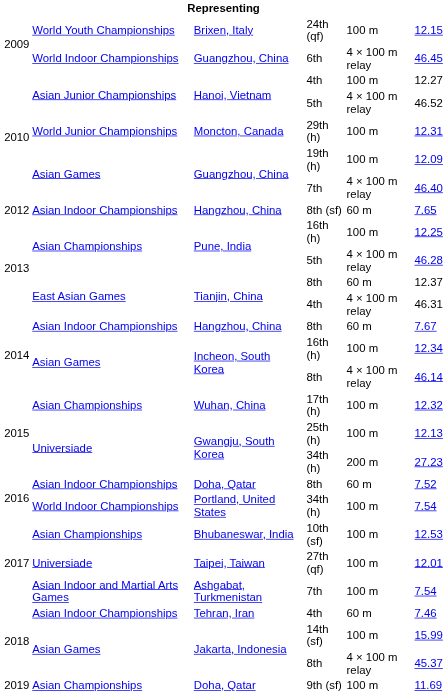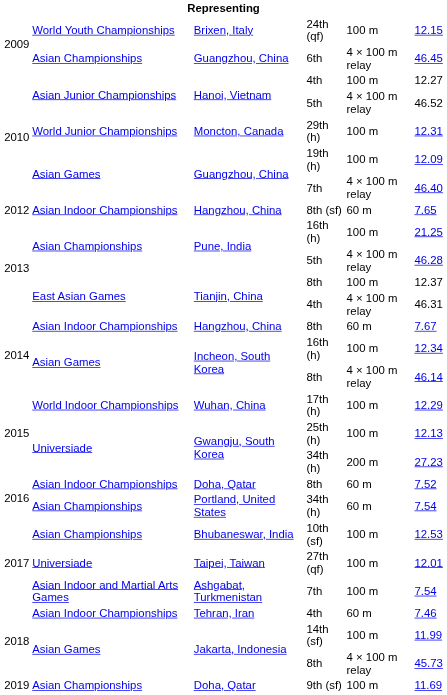(105, 59) World Indoor Championships -> (87, 59) Asian Championships
(429, 232) 12.25 -> (429, 232) 21.25
(359, 282) 60 m -> (362, 282) 100 m
(87, 405) Asian Championships -> (105, 405) World Indoor Championships
(429, 405) 12.32 -> (429, 405) 12.29
(105, 506) World Indoor Championships -> (87, 506) Asian Championships
(362, 506) 100 m -> (359, 506) 60 m
(429, 635) 15.99 -> (428, 635) 11.99
(429, 663) 45.37 -> (429, 663) 45.73
